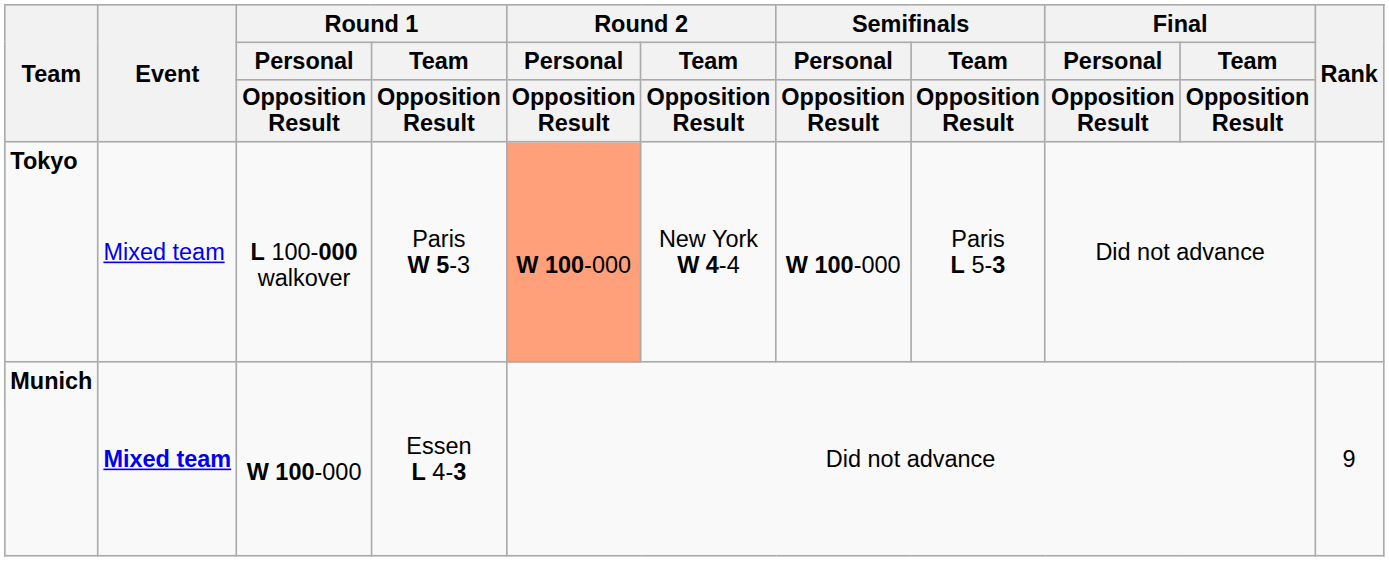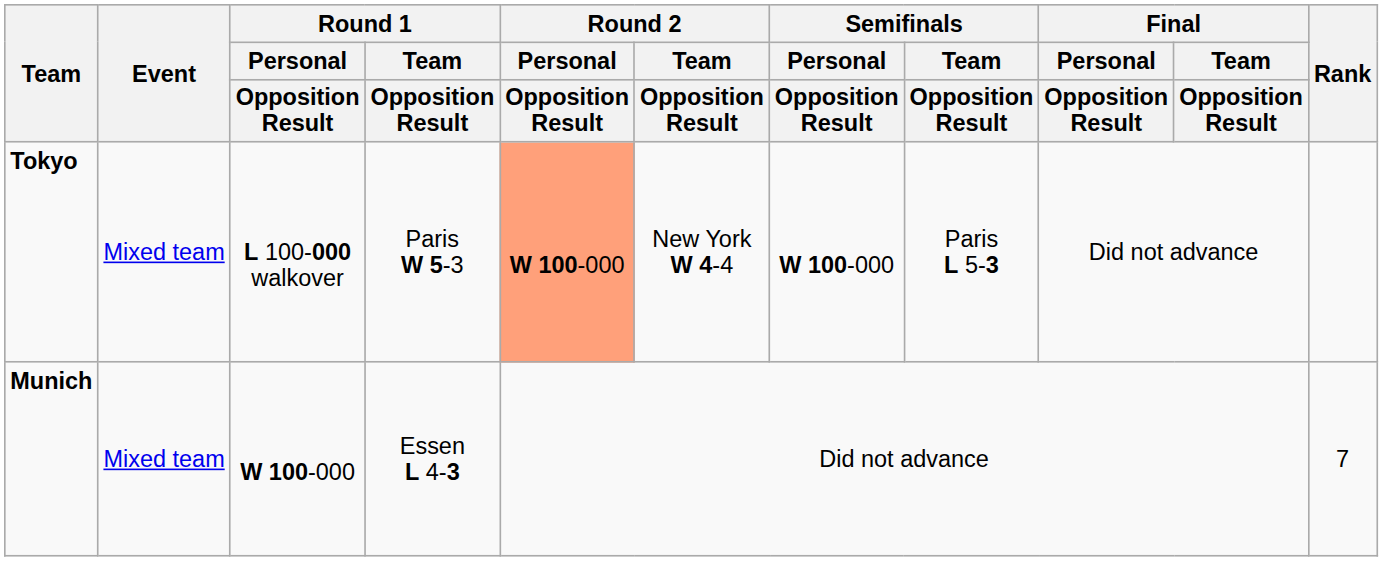(167, 459) bold -> (164, 459) normal
(1349, 459) 9 -> (1343, 459) 7
